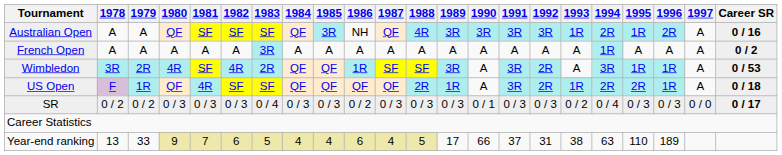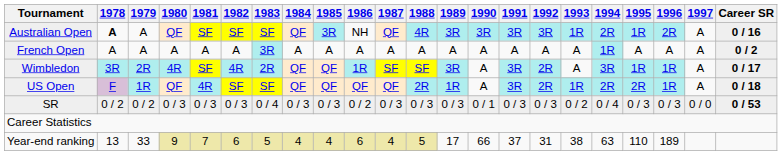(112, 31) normal -> (112, 31) bold
(746, 68) 0 / 53 -> (746, 68) 0 / 17
(746, 104) 0 / 17 -> (746, 104) 0 / 53
